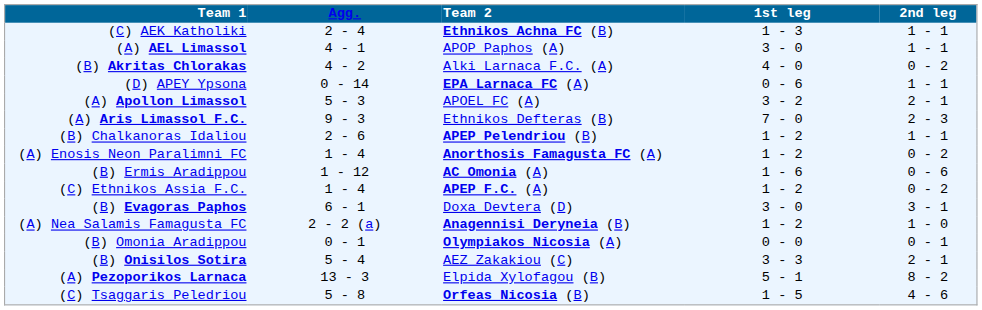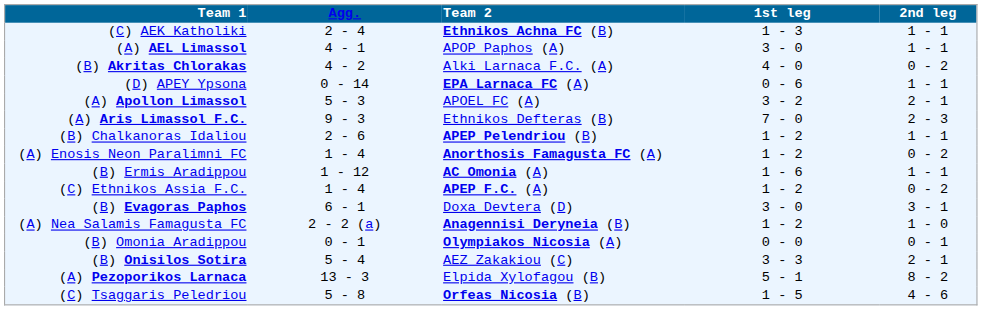(928, 172) 0 - 6 -> (928, 172) 1 - 1
